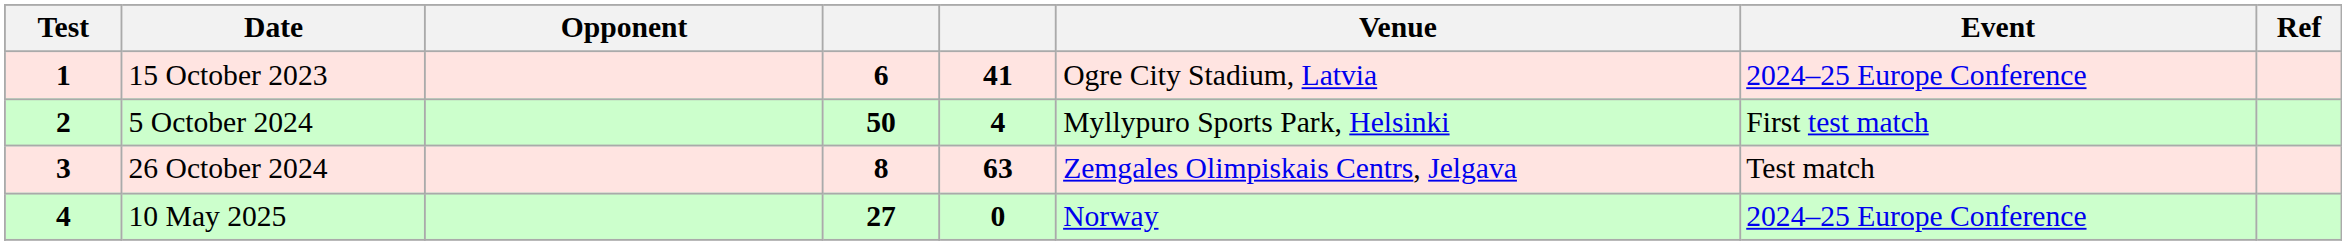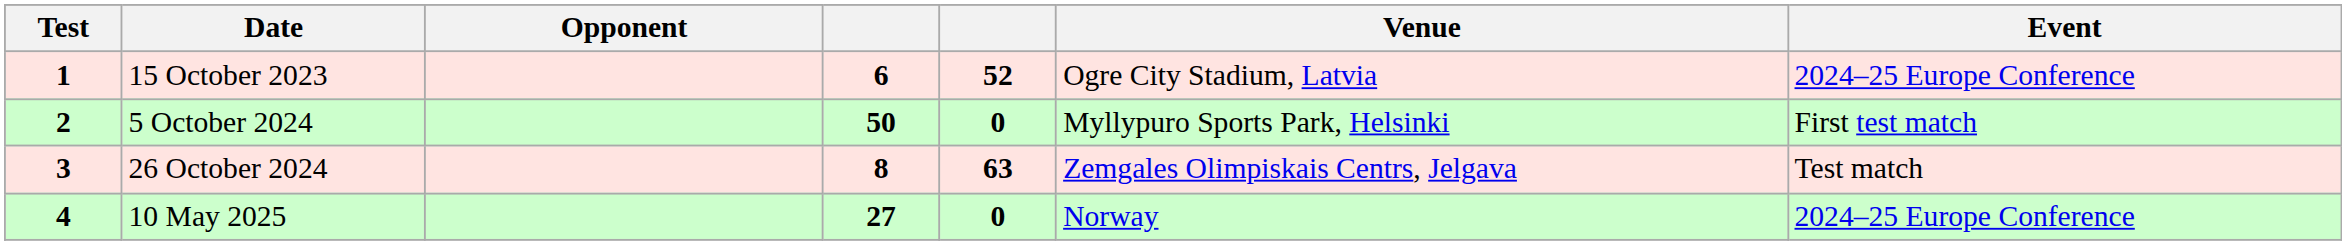- column: (2299, 27)
(998, 74) 41 -> (998, 74) 52
(998, 121) 4 -> (998, 121) 0
